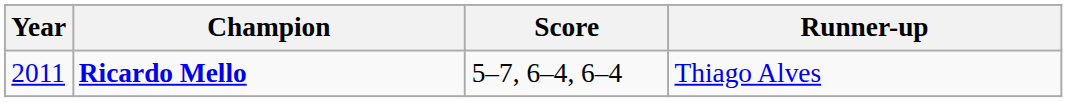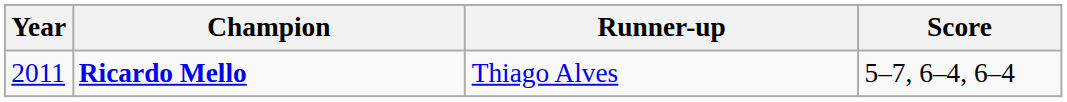columns swapped: (865, 27) <-> (567, 27)
